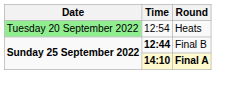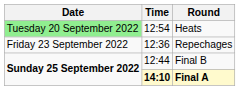+ row: (204, 45)
(157, 45) bold -> (157, 61) normal
